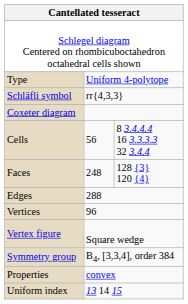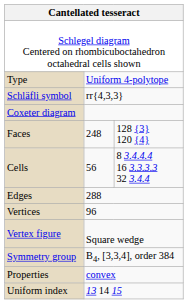rows swapped: (18, 140) <-> (19, 173)
